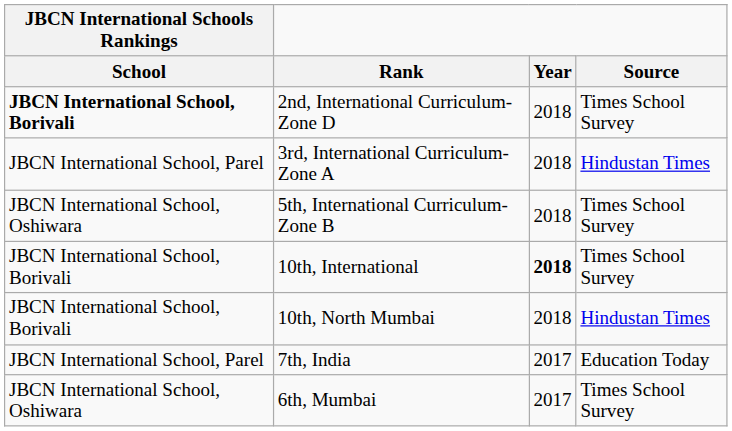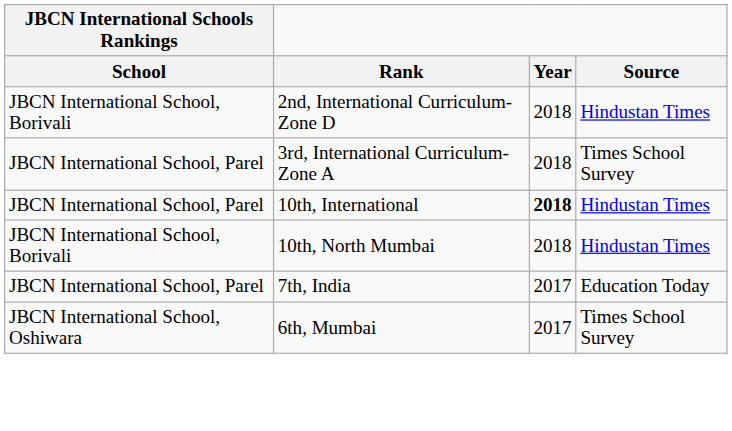(122, 112) bold -> (114, 112) normal
(633, 112) Times School Survey -> (645, 112) Hindustan Times
(645, 163) Hindustan Times -> (633, 163) Times School Survey
- row: (393, 215)
(114, 266) JBCN International School, Borivali -> (136, 204) JBCN International School, Parel
(633, 266) Times School Survey -> (645, 204) Hindustan Times
